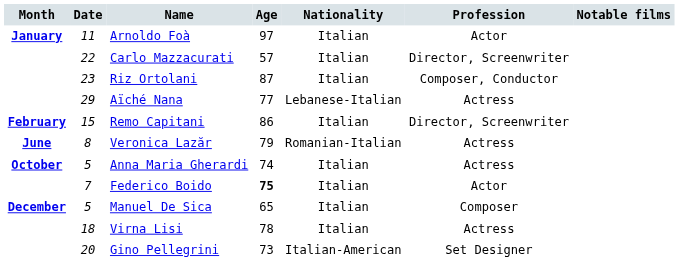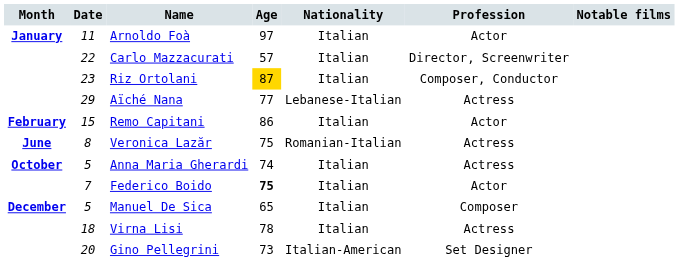(267, 79) no background -> (267, 79) gold background
(489, 122) Director, Screenwriter -> (489, 122) Actor
(267, 143) 79 -> (267, 143) 75
